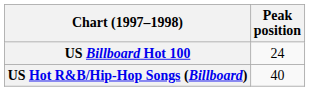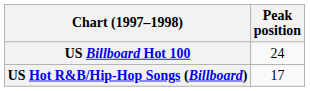(277, 75) 40 -> (277, 75) 17
